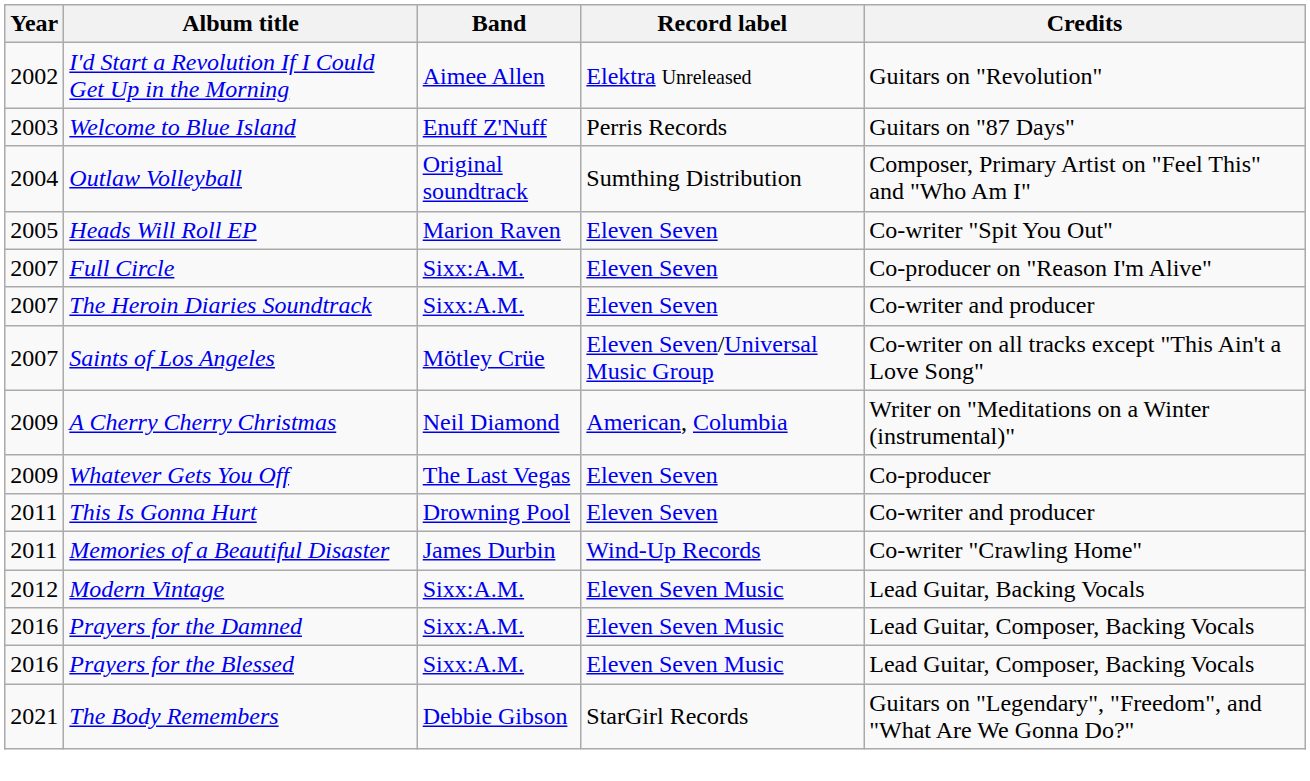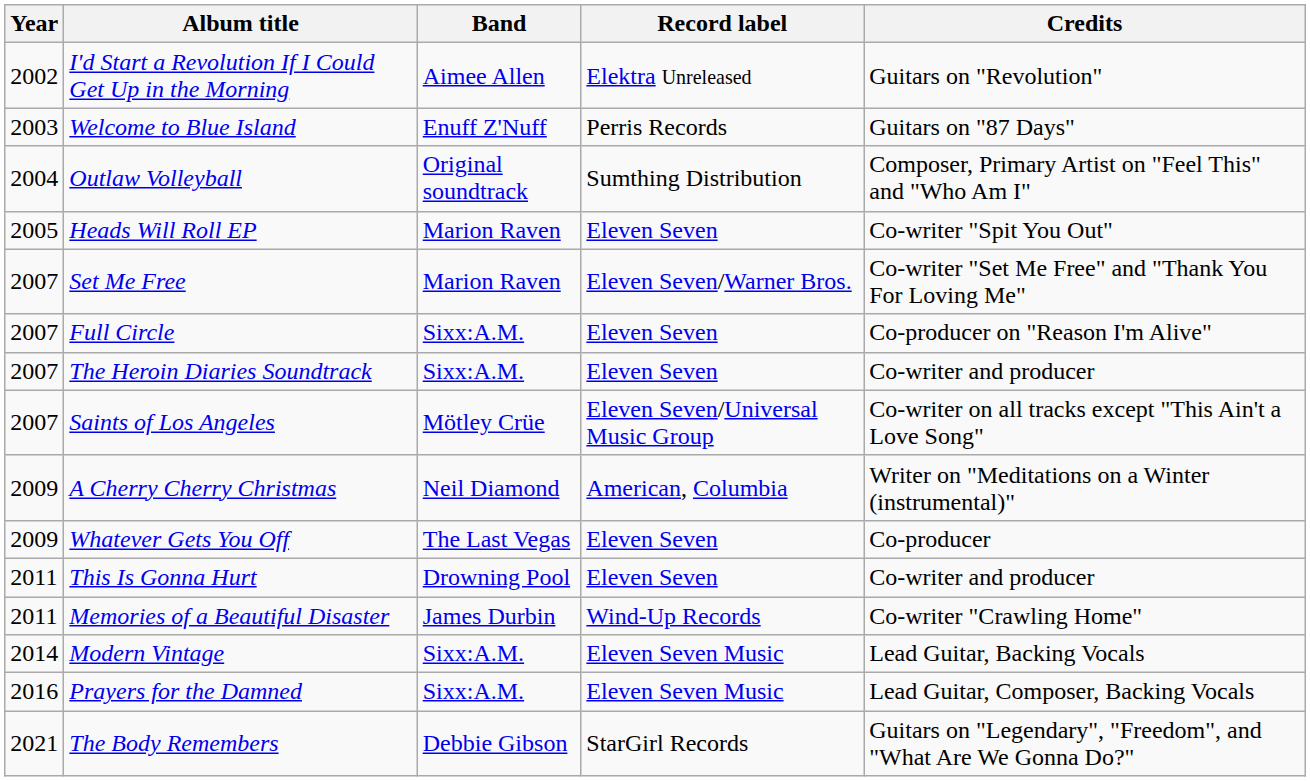+ row: (128, 281)
(34, 588) 2012 -> (34, 653) 2014
- row: (182, 664)
